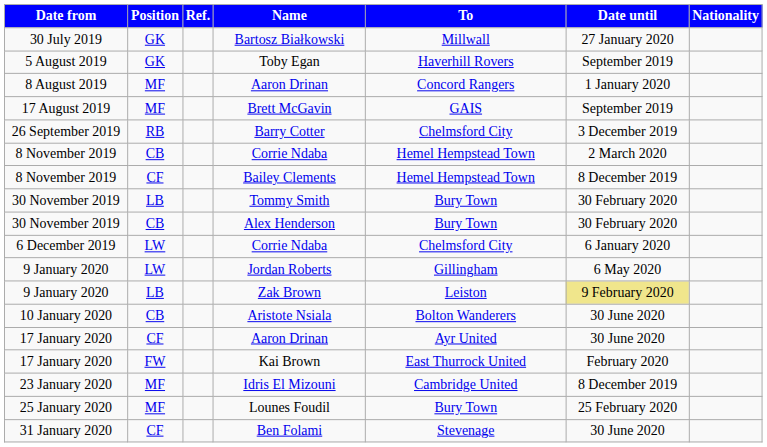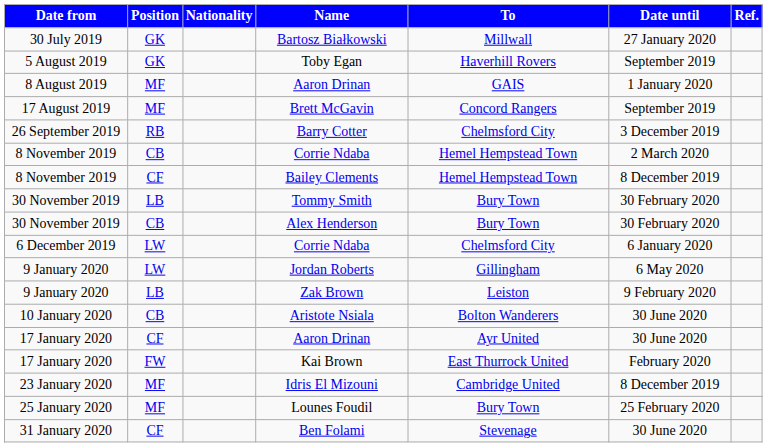columns swapped: (726, 16) <-> (198, 16)
(466, 85) Concord Rangers -> (508, 85) GAIS
(466, 108) GAIS -> (508, 108) Concord Rangers
(628, 292) khaki background -> (670, 292) no background
